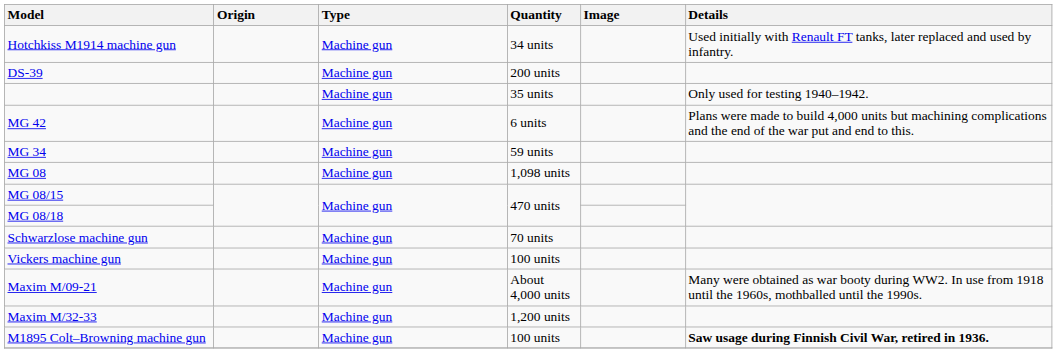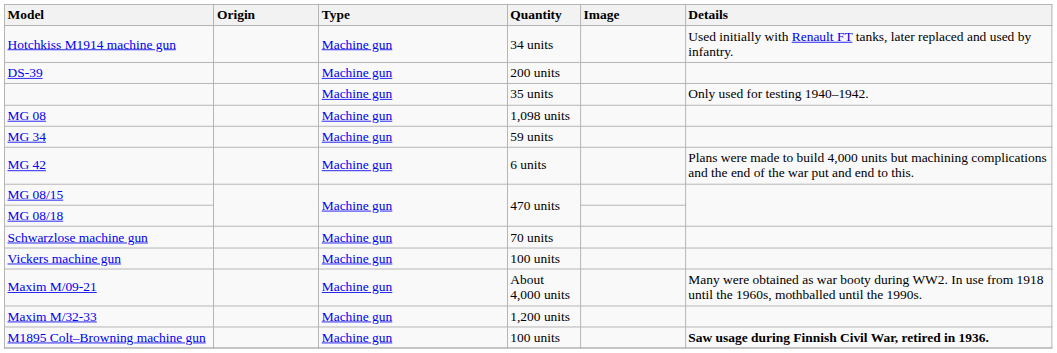rows swapped: (27, 123) <-> (27, 173)
